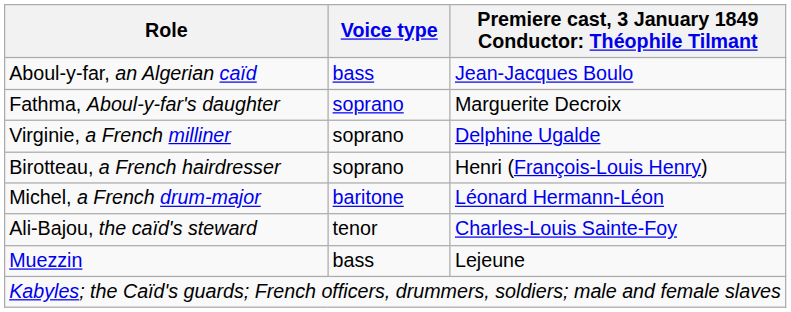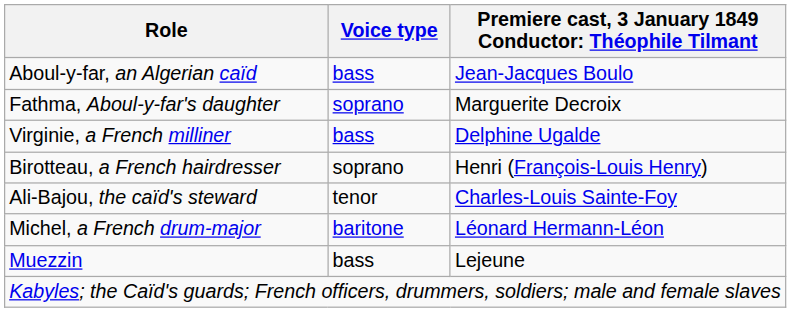(368, 135) soprano -> (353, 135) bass
rows swapped: (133, 229) <-> (135, 198)
